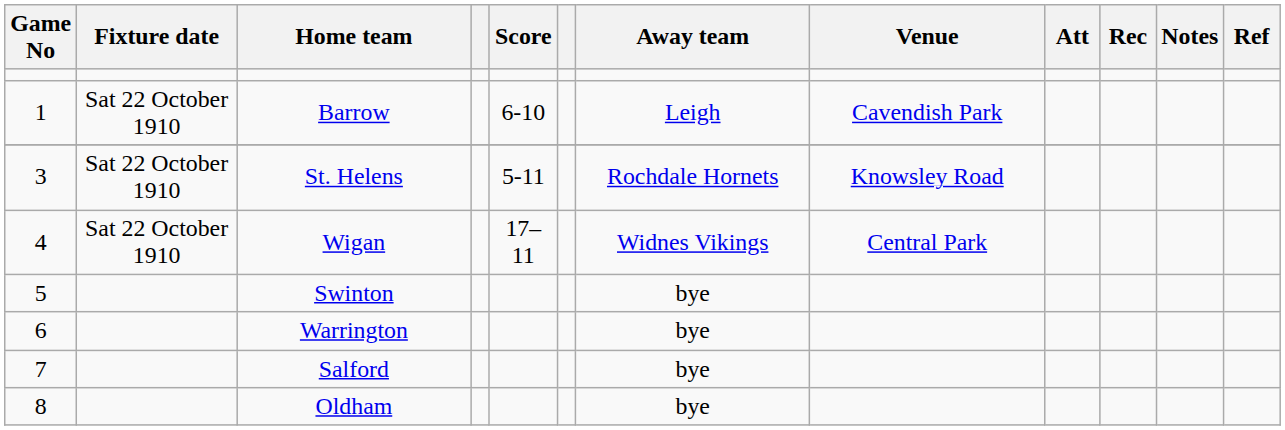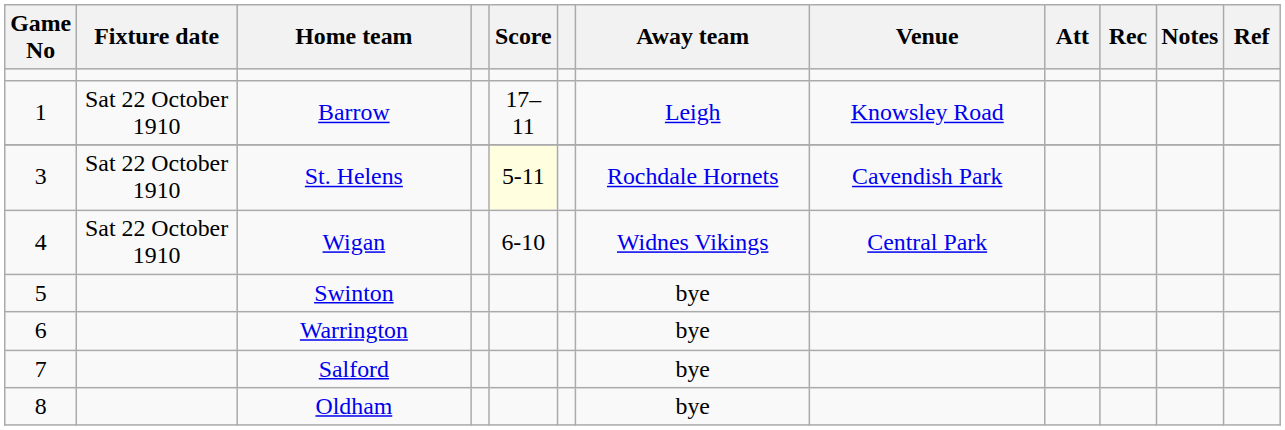(523, 112) 6-10 -> (523, 112) 17–11
(927, 112) Cavendish Park -> (927, 112) Knowsley Road
(523, 177) no background -> (523, 177) lightyellow background
(927, 177) Knowsley Road -> (927, 177) Cavendish Park
(523, 241) 17–11 -> (523, 241) 6-10
